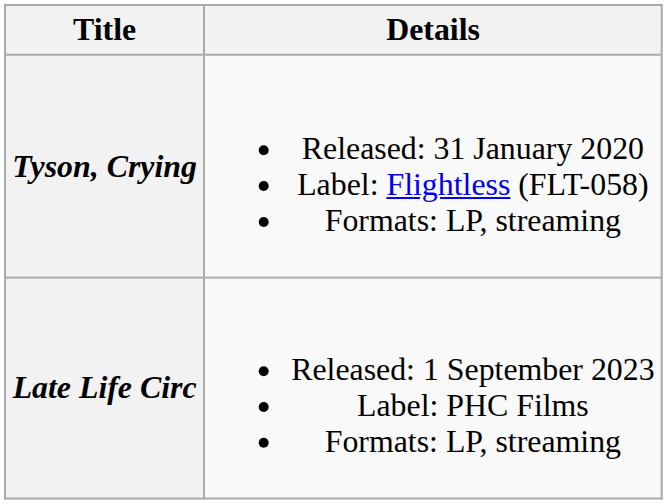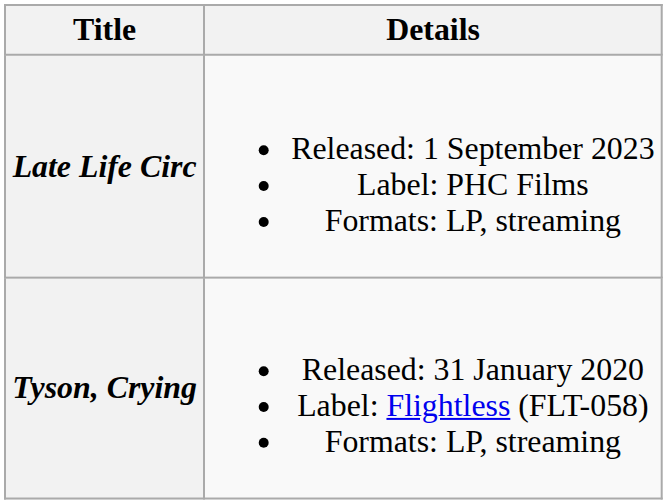rows swapped: (105, 165) <-> (105, 387)
